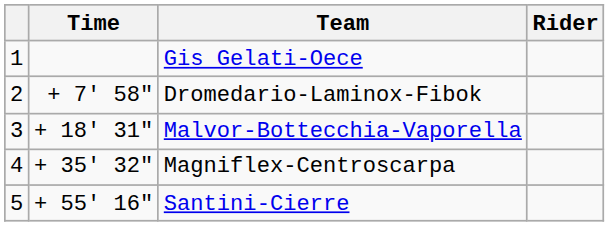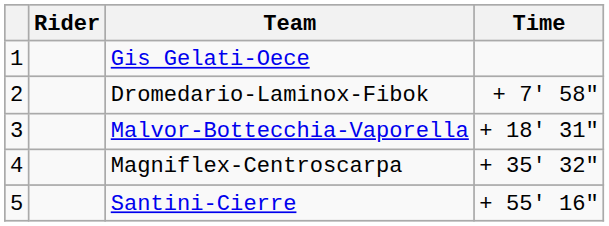columns swapped: (566, 23) <-> (94, 23)
